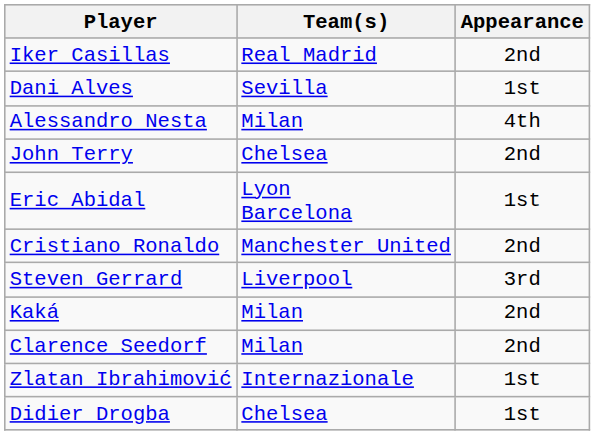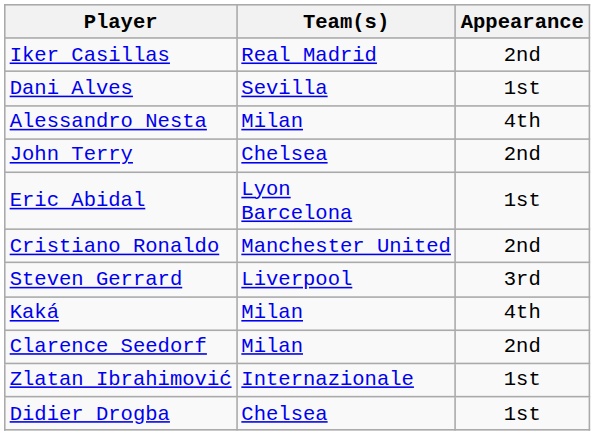(522, 313) 2nd -> (522, 313) 4th
